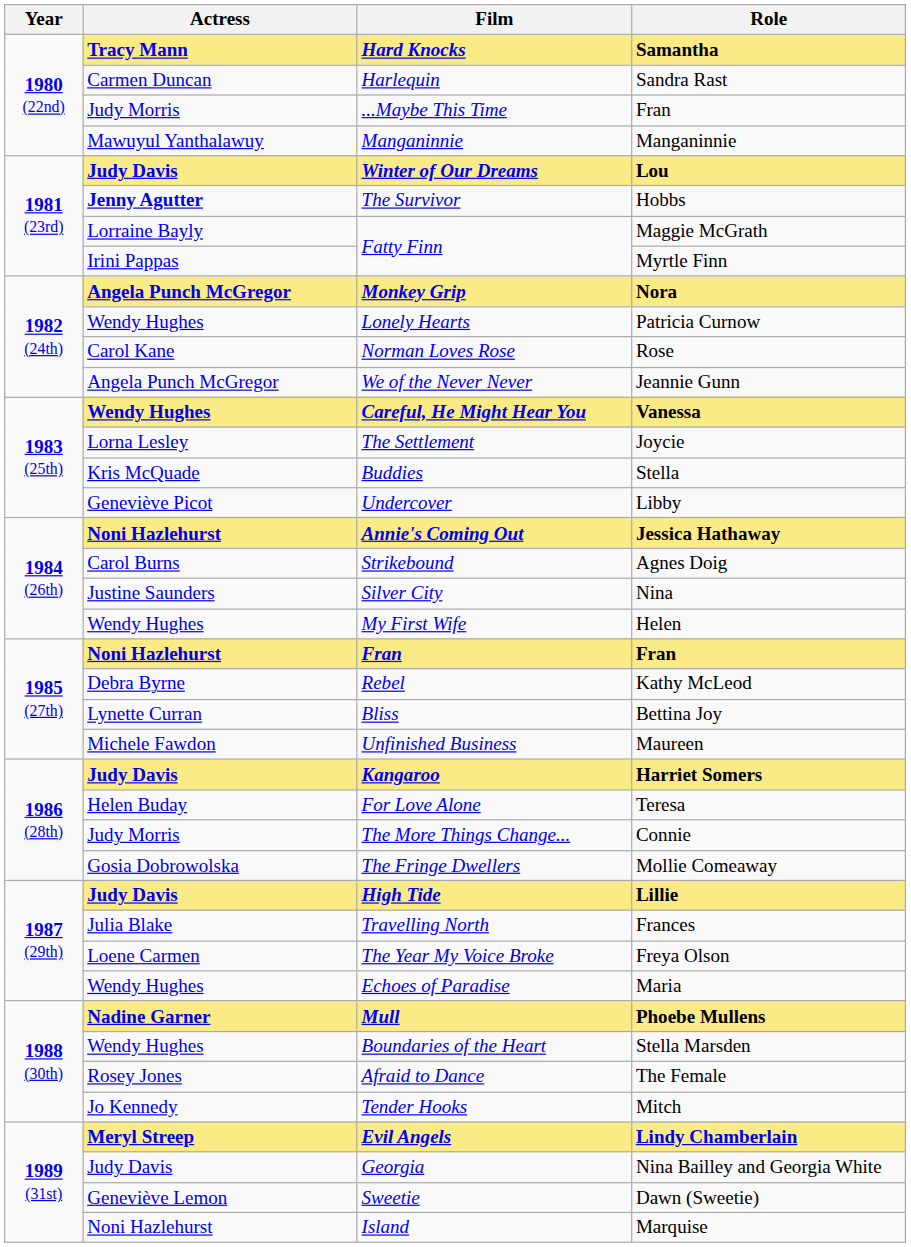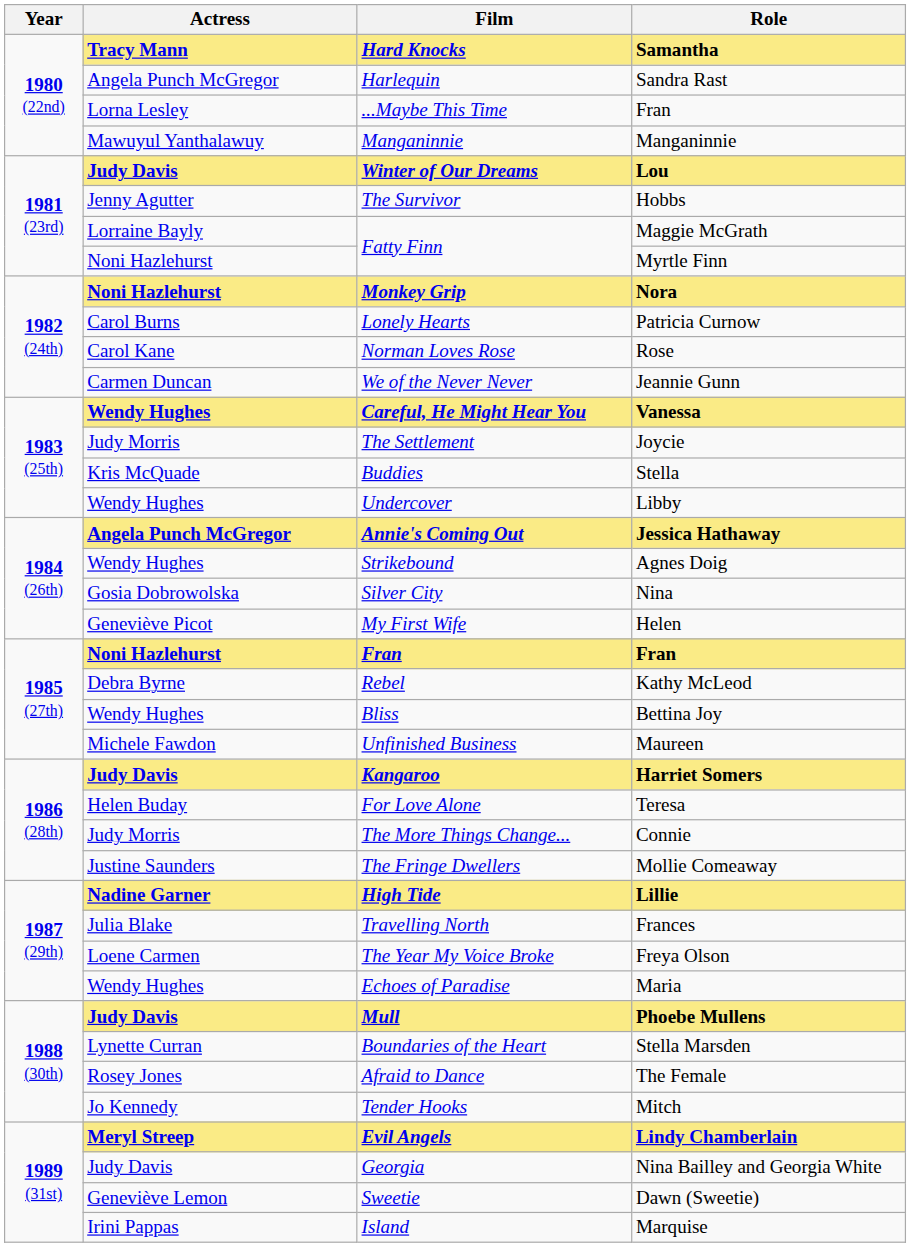(149, 79) Carmen Duncan -> (183, 79) Angela Punch McGregor
(133, 110) Judy Morris -> (138, 110) Lorna Lesley
(145, 200) bold -> (140, 200) normal
(133, 261) Irini Pappas -> (150, 261) Noni Hazlehurst
(189, 291) Angela Punch McGregor -> (154, 291) Noni Hazlehurst
(145, 321) Wendy Hughes -> (133, 321) Carol Burns
(183, 381) Angela Punch McGregor -> (149, 381) Carmen Duncan
(138, 442) Lorna Lesley -> (133, 442) Judy Morris
(150, 502) Geneviève Picot -> (145, 502) Wendy Hughes
(154, 532) Noni Hazlehurst -> (189, 532) Angela Punch McGregor
(133, 563) Carol Burns -> (145, 563) Wendy Hughes
(151, 593) Justine Saunders -> (163, 593) Gosia Dobrowolska
(145, 623) Wendy Hughes -> (150, 623) Geneviève Picot
(145, 714) Lynette Curran -> (145, 714) Wendy Hughes
(163, 865) Gosia Dobrowolska -> (151, 865) Justine Saunders
(132, 895) Judy Davis -> (149, 895) Nadine Garner
(149, 1016) Nadine Garner -> (132, 1016) Judy Davis
(145, 1046) Wendy Hughes -> (145, 1046) Lynette Curran
(150, 1227) Noni Hazlehurst -> (133, 1227) Irini Pappas
